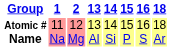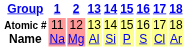+ column: (160, 9)
